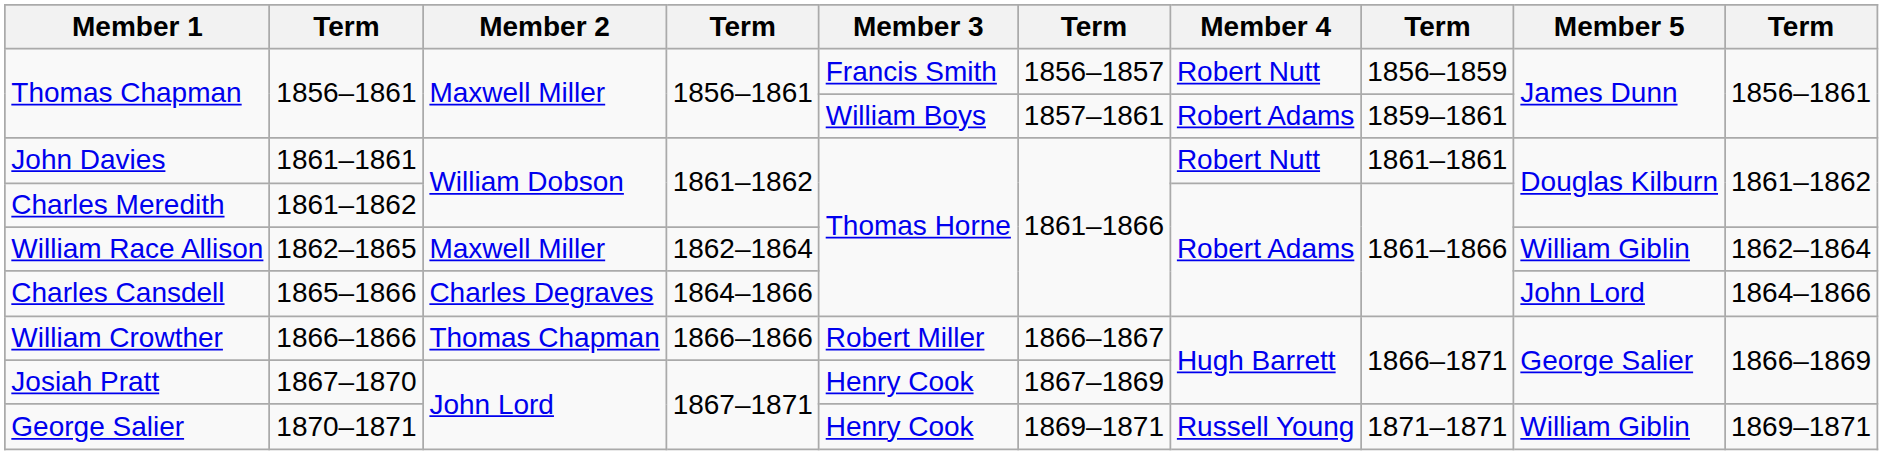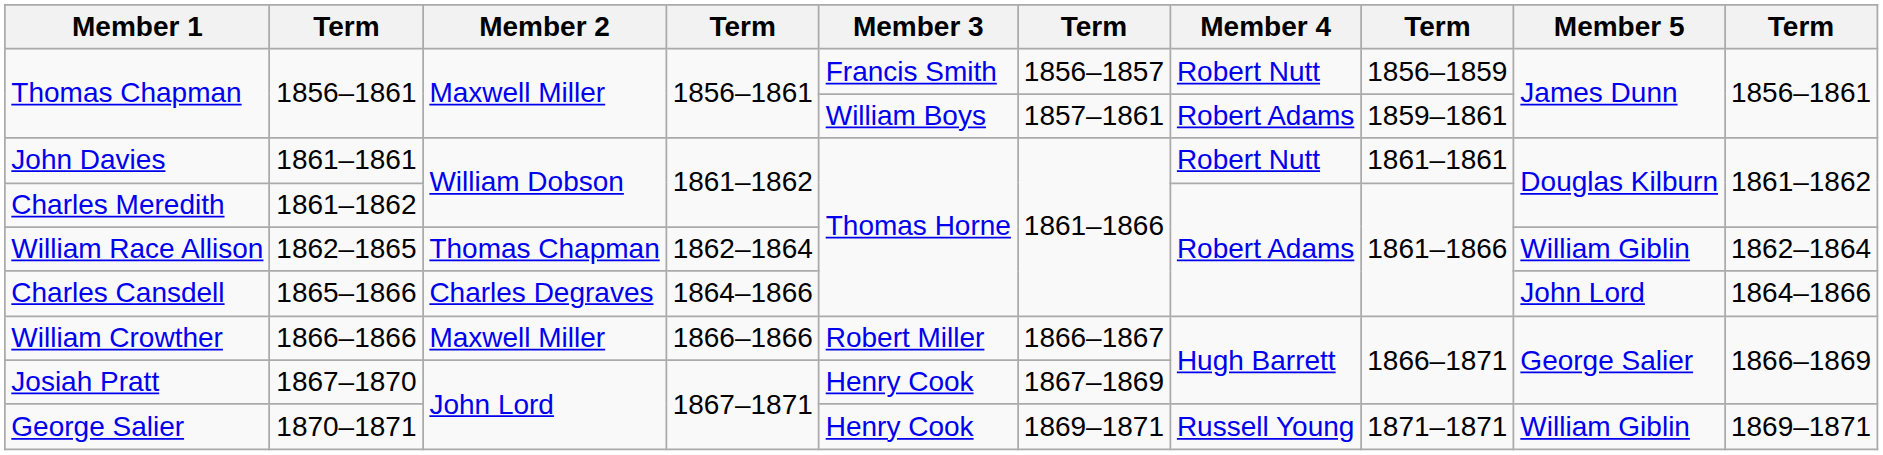(517, 248) Maxwell Miller -> (545, 248) Thomas Chapman
(545, 337) Thomas Chapman -> (517, 337) Maxwell Miller
